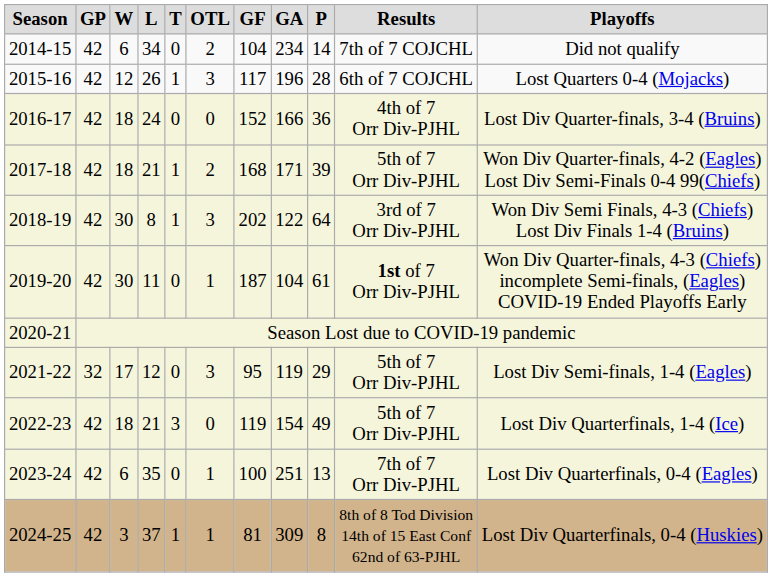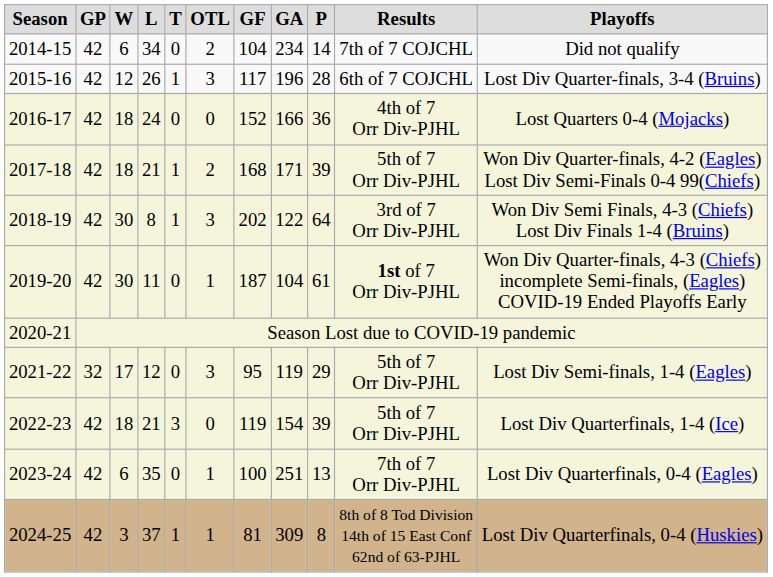(622, 78) Lost Quarters 0-4 (Mojacks) -> (622, 78) Lost Div Quarter-finals, 3-4 (Bruins)
(622, 118) Lost Div Quarter-finals, 3-4 (Bruins) -> (622, 118) Lost Quarters 0-4 (Mojacks)
(321, 423) 49 -> (321, 423) 39
